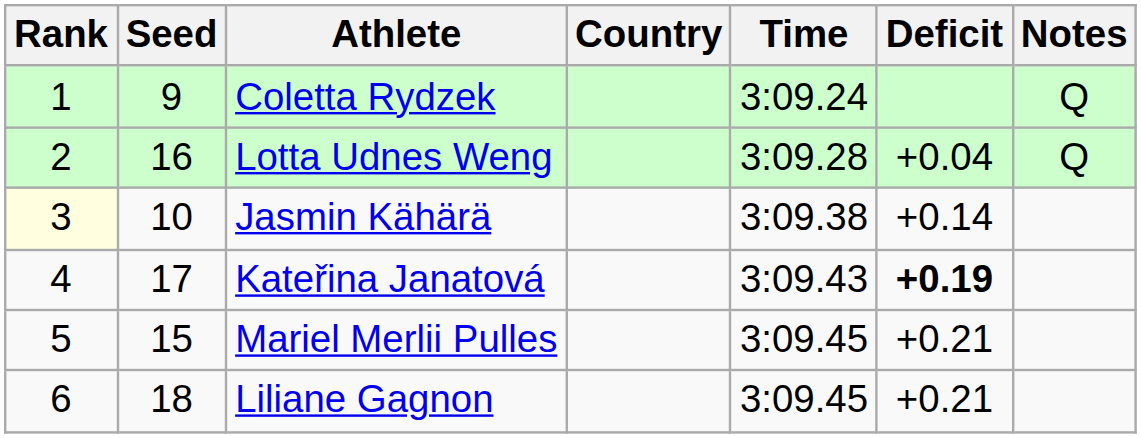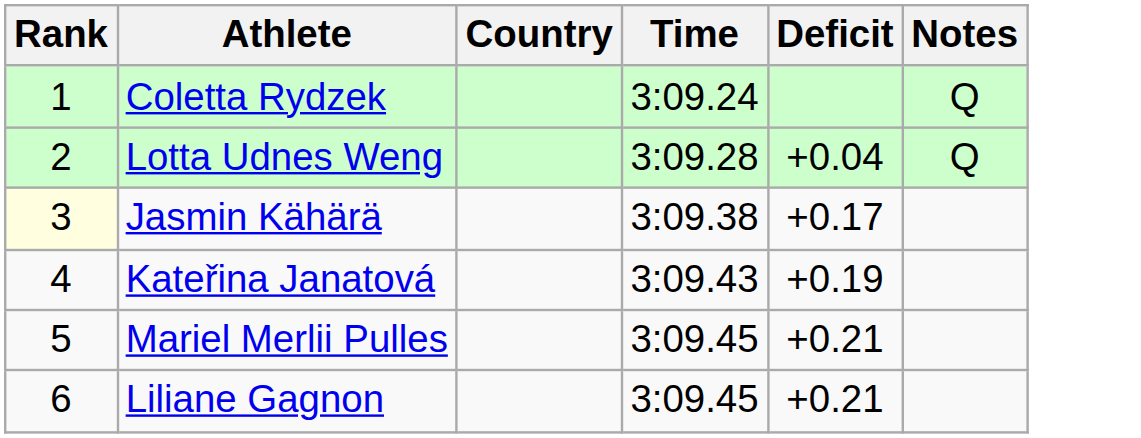- column: (172, 34)
(944, 217) +0.14 -> (835, 217) +0.17
(944, 278) bold -> (835, 278) normal
